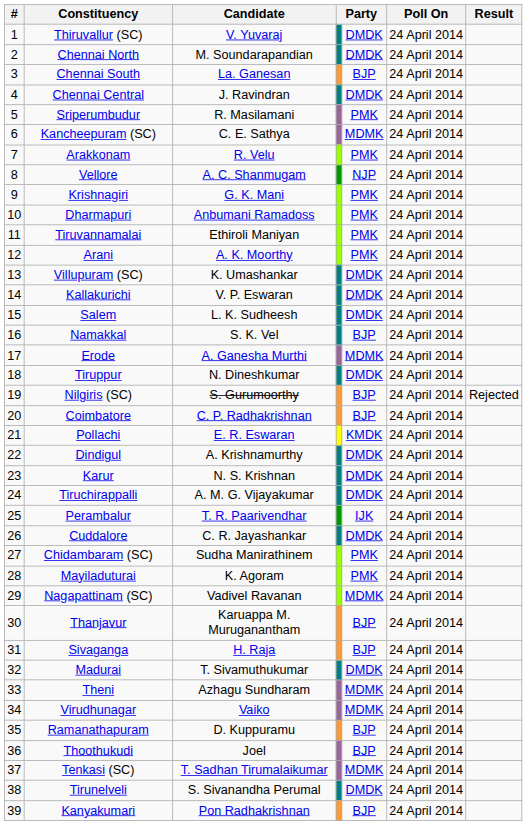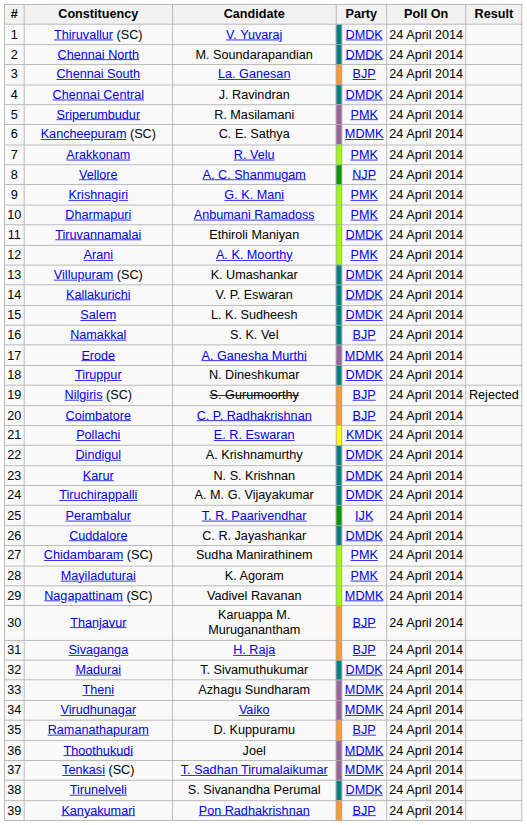(364, 235) PMK -> (364, 235) DMDK
(364, 750) BJP -> (364, 750) MDMK
